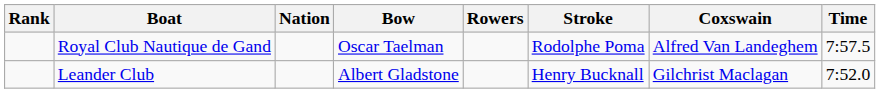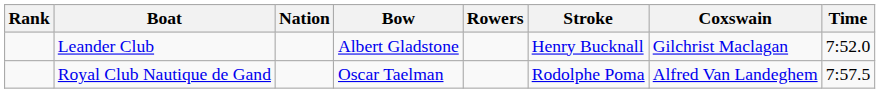rows swapped: (106, 74) <-> (164, 46)
